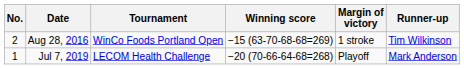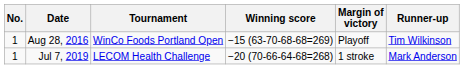(15, 40) 2 -> (15, 40) 1
(356, 40) 1 stroke -> (353, 40) Playoff
(353, 56) Playoff -> (356, 56) 1 stroke
